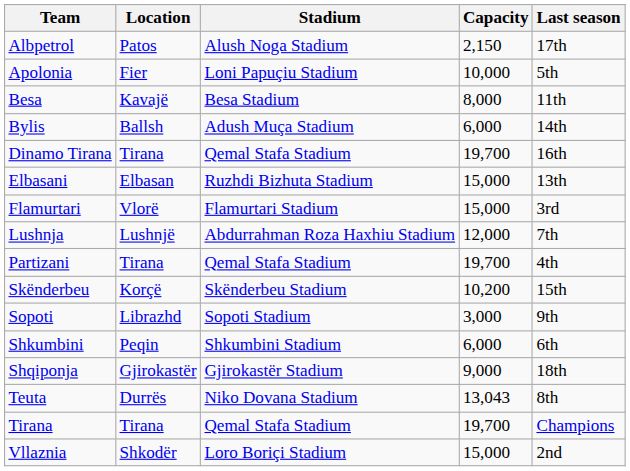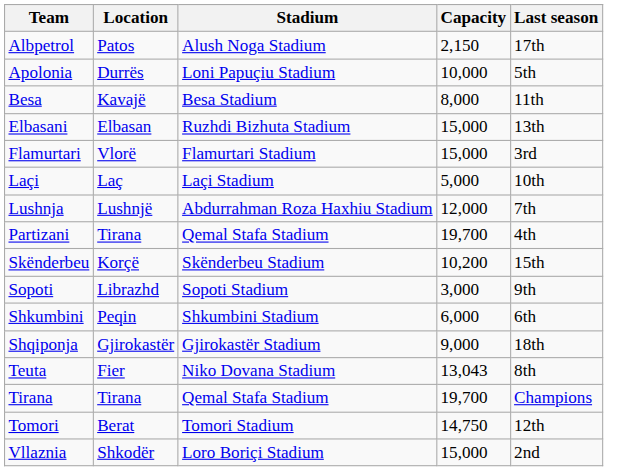(133, 72) Fier -> (120, 72) Durrës
- row: (27, 126)
- row: (60, 153)
+ row: (24, 180)
(143, 398) Durrës -> (111, 371) Fier
+ row: (34, 425)
